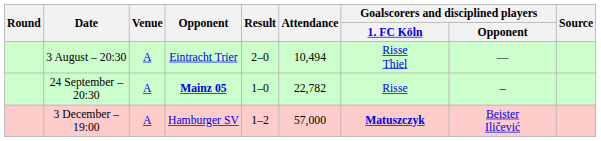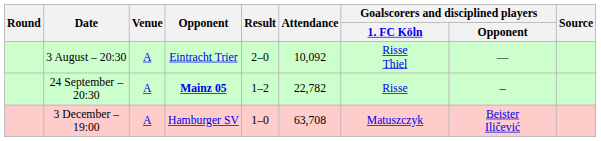(310, 57) 10,494 -> (310, 57) 10,092
(260, 89) 1–0 -> (260, 89) 1–2
(260, 120) 1–2 -> (260, 120) 1–0
(310, 120) 57,000 -> (310, 120) 63,708
(395, 120) bold -> (395, 120) normal
